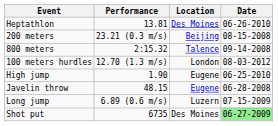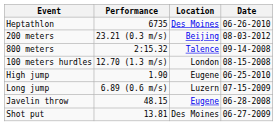(156, 24) 13.81 -> (158, 24) 6735
(247, 37) 08-15-2008 -> (247, 37) 08-03-2012
(247, 62) 08-03-2012 -> (247, 62) 08-15-2008
rows swapped: (28, 101) <-> (37, 88)
(158, 114) 6735 -> (156, 114) 13.81
(247, 114) lightgreen background -> (247, 114) no background
